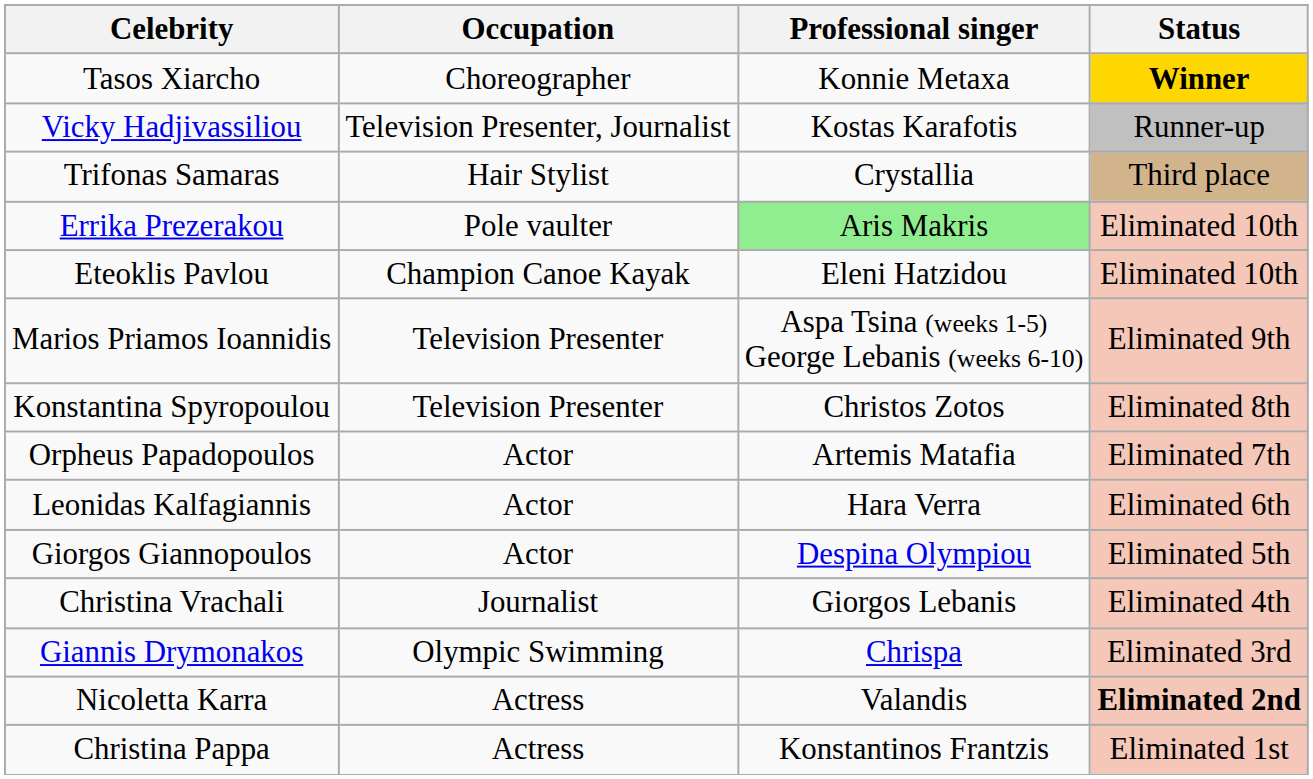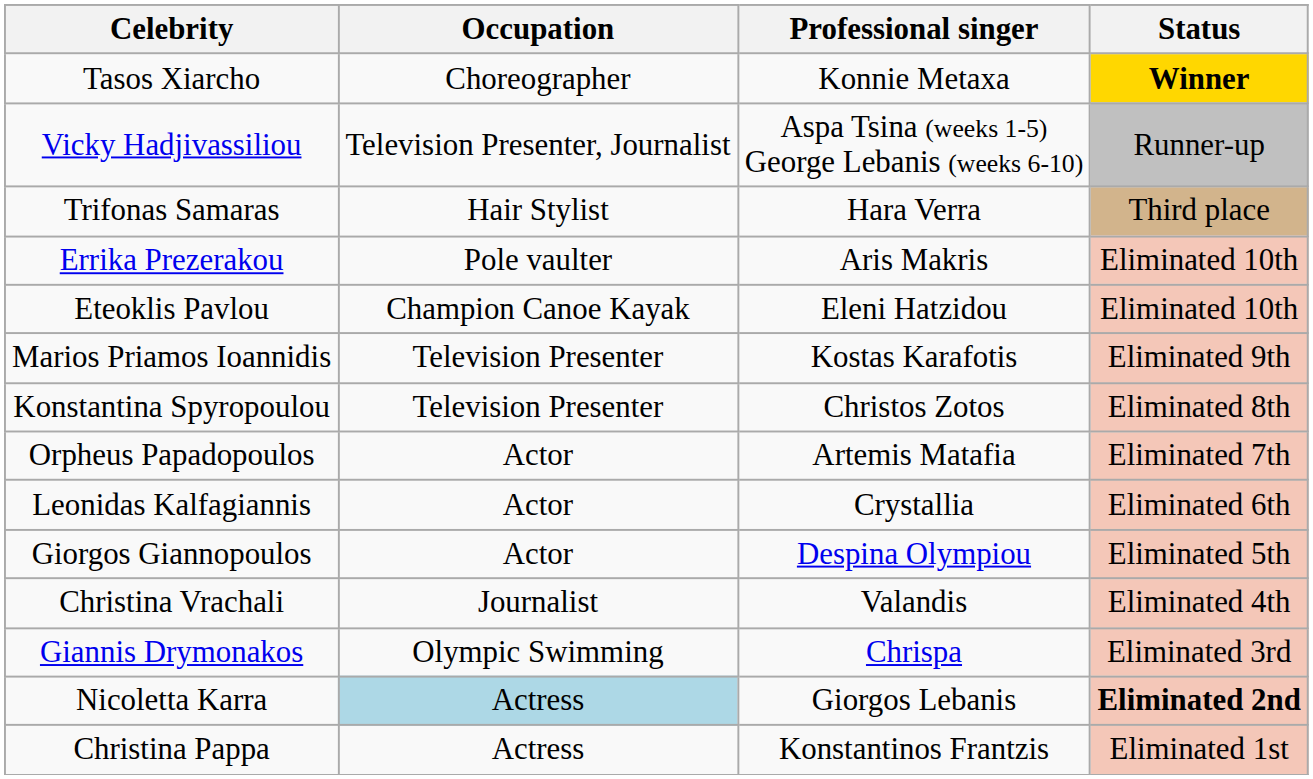(914, 126) Kostas Karafotis -> (914, 144) Aspa Tsina (weeks 1-5) George Lebanis (weeks 6-10)
(914, 175) Crystallia -> (914, 210) Hara Verra
(914, 224) lightgreen background -> (914, 259) no background
(914, 340) Aspa Tsina (weeks 1-5) George Lebanis (weeks 6-10) -> (914, 357) Kostas Karafotis
(914, 504) Hara Verra -> (914, 504) Crystallia
(914, 602) Giorgos Lebanis -> (914, 602) Valandis
(538, 700) no background -> (538, 700) lightblue background
(914, 700) Valandis -> (914, 700) Giorgos Lebanis
